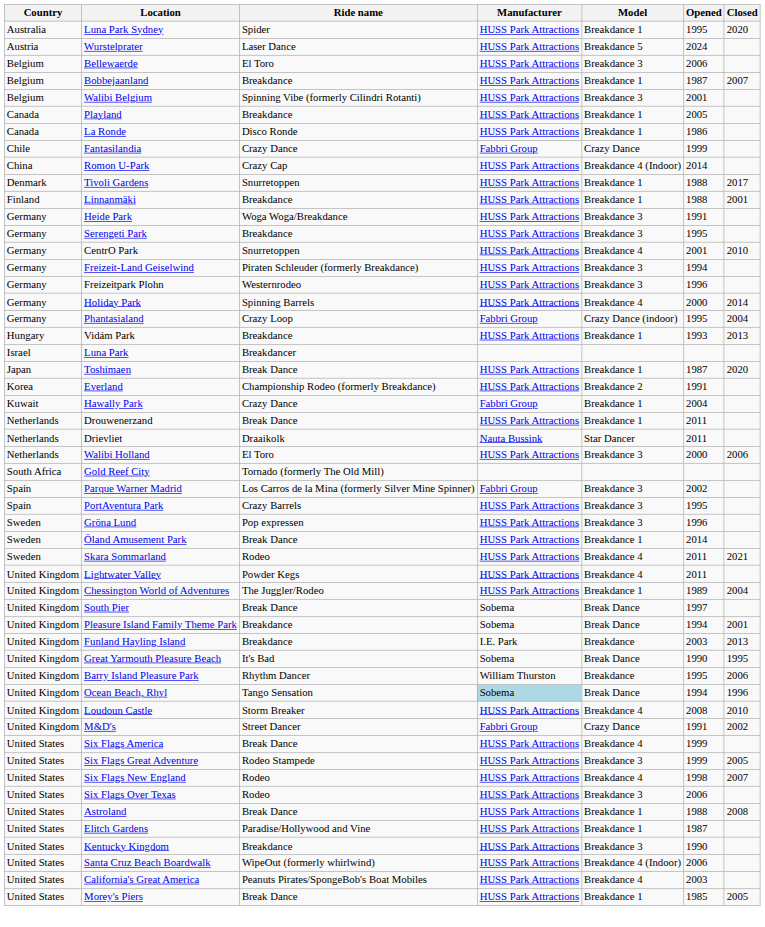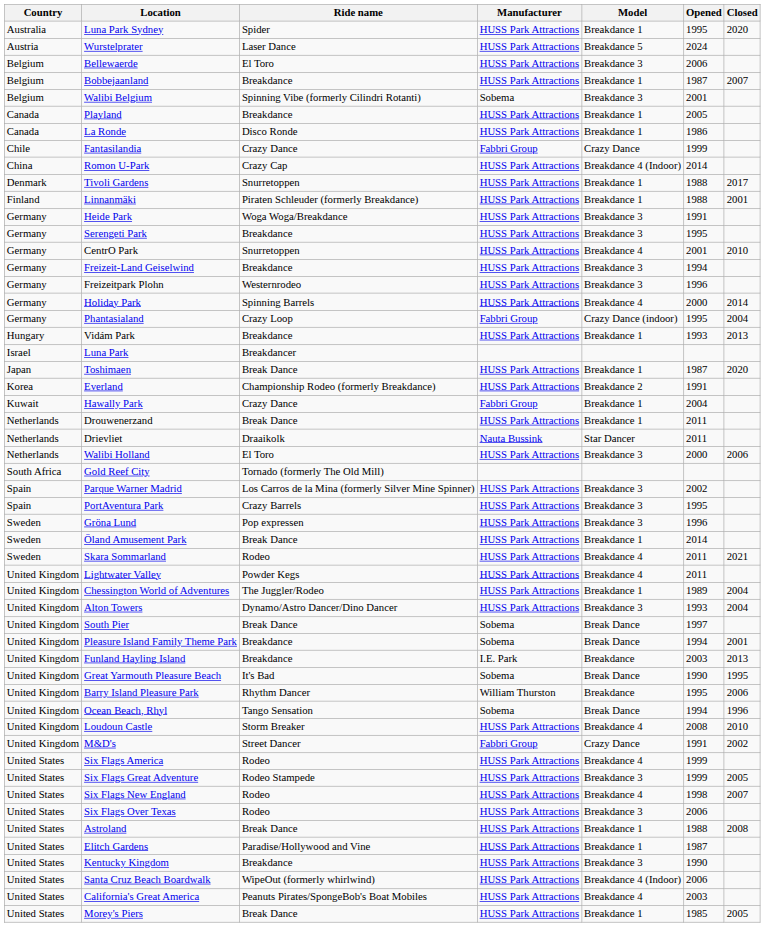(529, 98) HUSS Park Attractions -> (497, 98) Sobema
(267, 200) Breakdance -> (330, 200) Piraten Schleuder (formerly Breakdance)
(330, 268) Piraten Schleuder (formerly Breakdance) -> (267, 268) Breakdance
(509, 489) Fabbri Group -> (529, 489) HUSS Park Attractions
+ row: (113, 608)
(497, 693) lightblue background -> (497, 710) no background
(270, 744) Break Dance -> (256, 761) Rodeo
